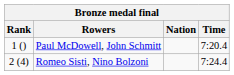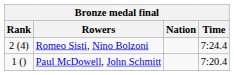rows swapped: (98, 45) <-> (92, 62)
